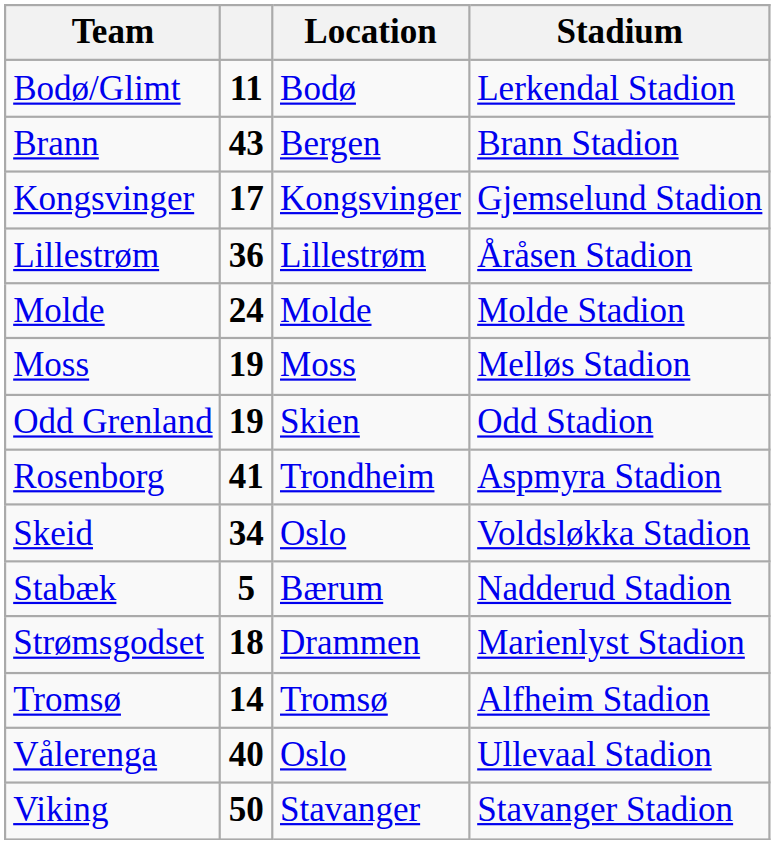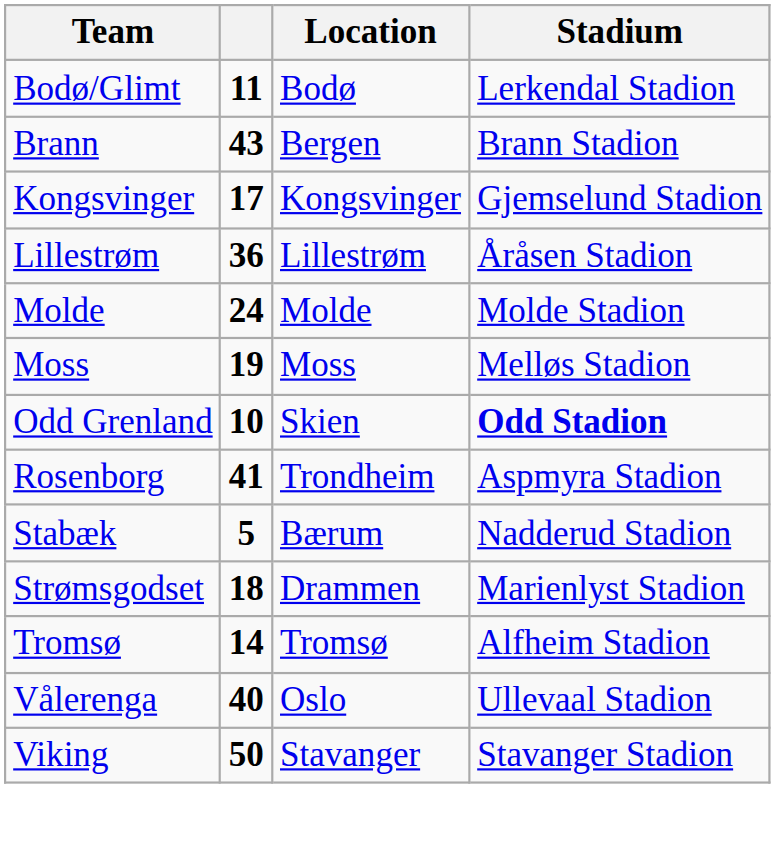(246, 421) 19 -> (246, 421) 10
(565, 421) normal -> (572, 421) bold
- row: (53, 532)
